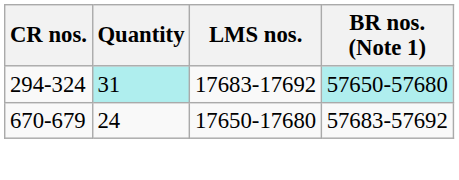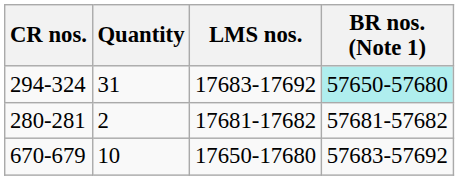(109, 84) paleturquoise background -> (109, 84) no background
+ row: (48, 120)
(109, 120) 24 -> (109, 156) 10
